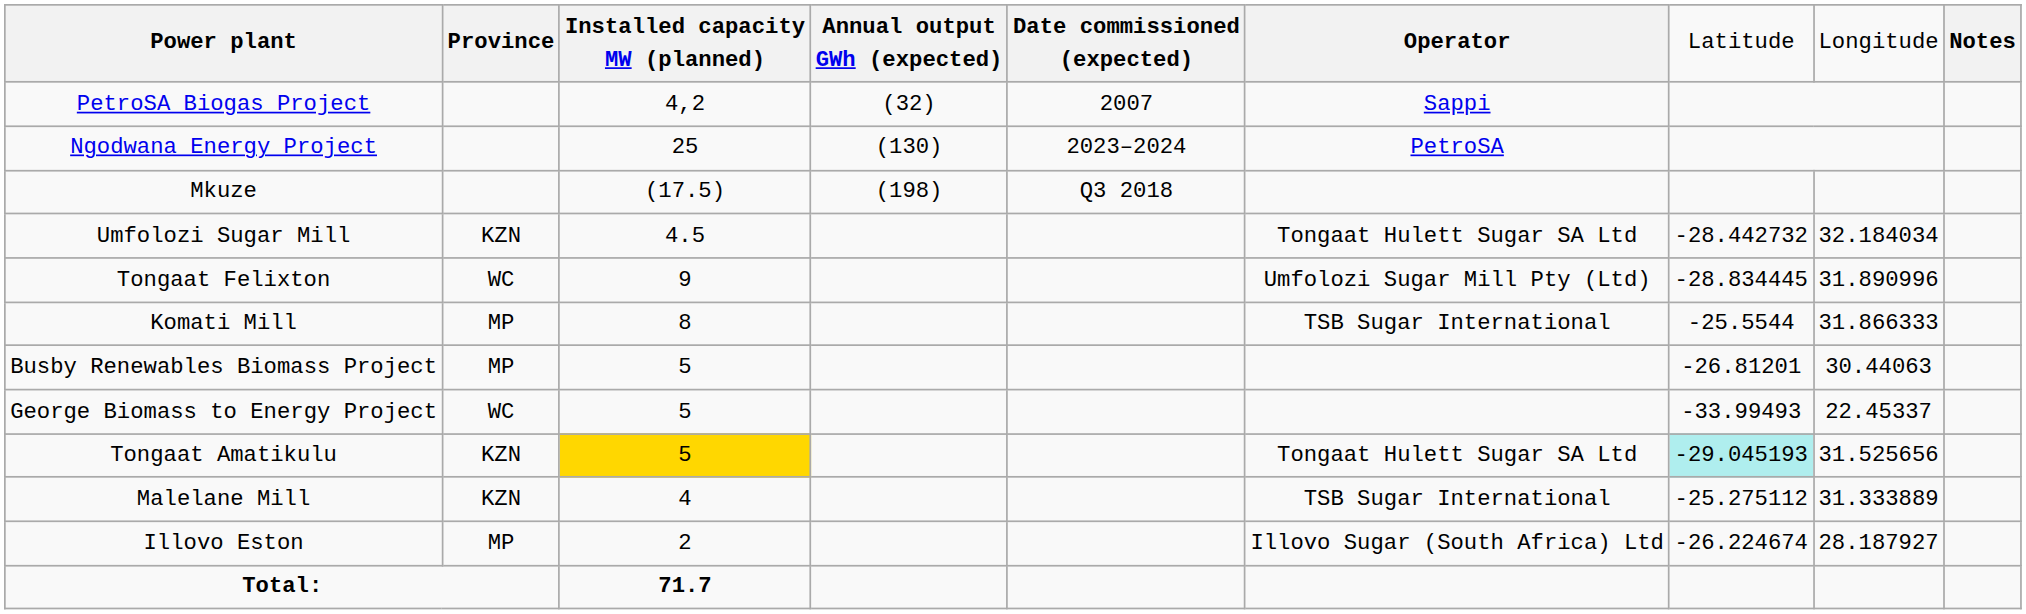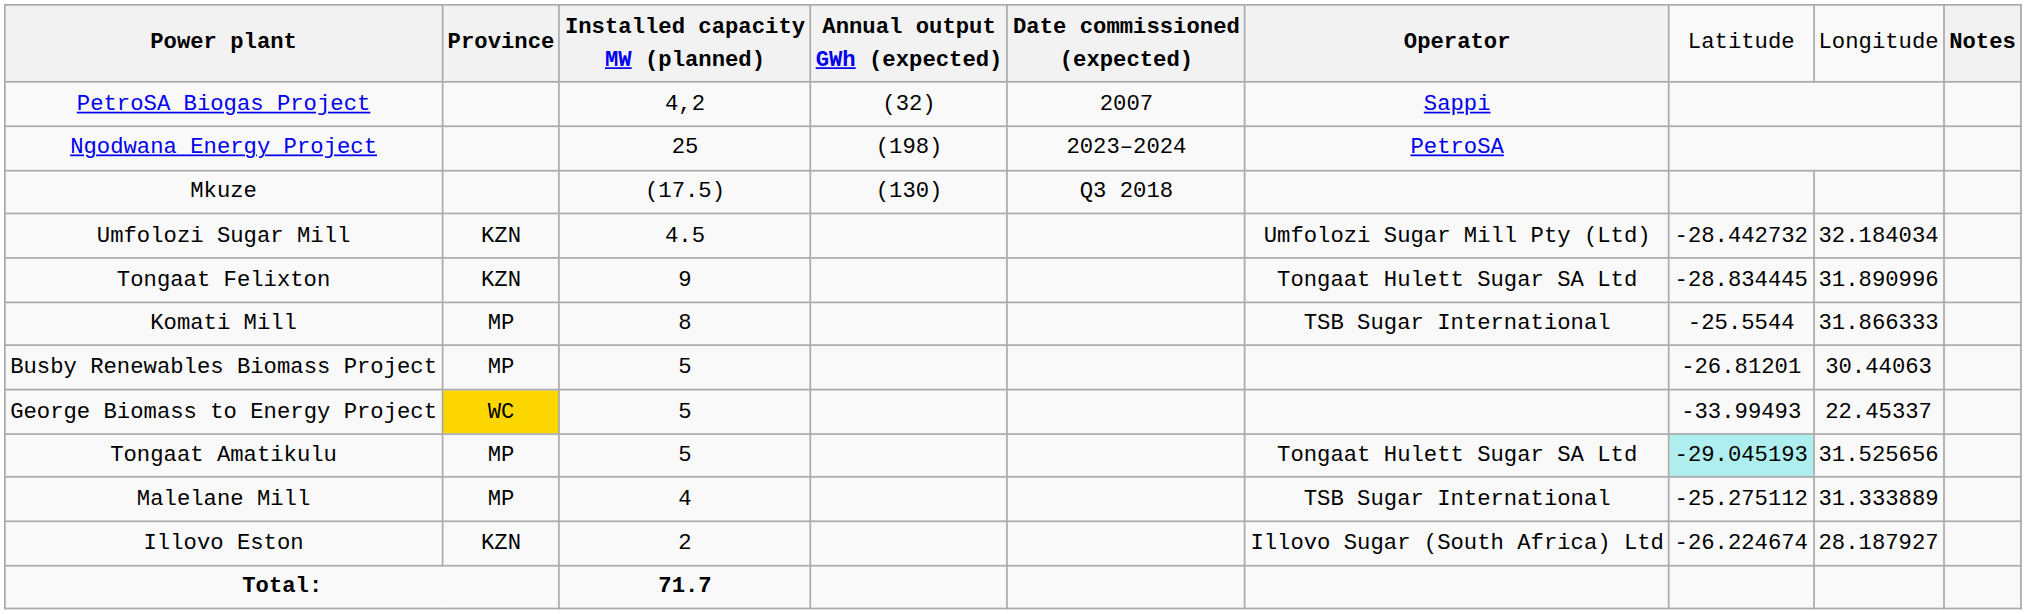(909, 148) (130) -> (909, 148) (198)
(909, 192) (198) -> (909, 192) (130)
(1457, 235) Tongaat Hulett Sugar SA Ltd -> (1457, 235) Umfolozi Sugar Mill Pty (Ltd)
(501, 279) WC -> (501, 279) KZN
(1457, 279) Umfolozi Sugar Mill Pty (Ltd) -> (1457, 279) Tongaat Hulett Sugar SA Ltd
(501, 411) no background -> (501, 411) gold background
(501, 455) KZN -> (501, 455) MP
(685, 455) gold background -> (685, 455) no background
(501, 499) KZN -> (501, 499) MP
(501, 543) MP -> (501, 543) KZN
